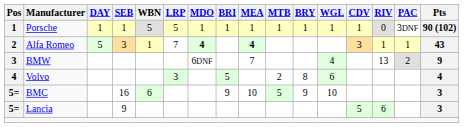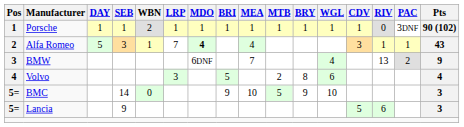(149, 28) 5 -> (149, 28) 2
(176, 28) 5 -> (176, 28) 1
(252, 44) bold -> (252, 44) normal
(124, 92) 16 -> (124, 92) 14
(149, 92) 6 -> (149, 92) 0
